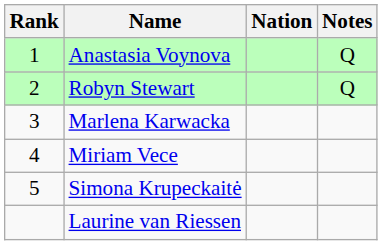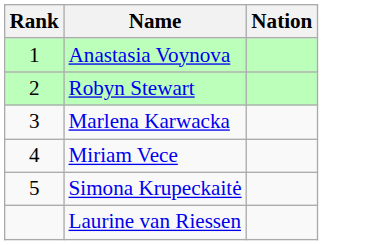- column: (347, 21)
